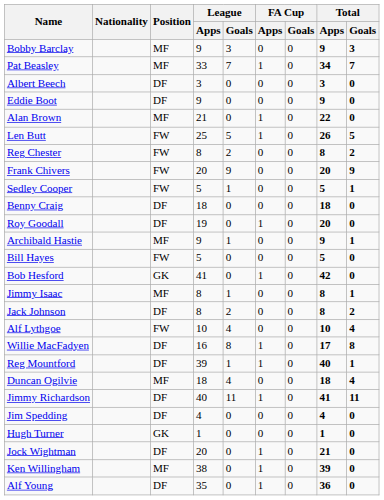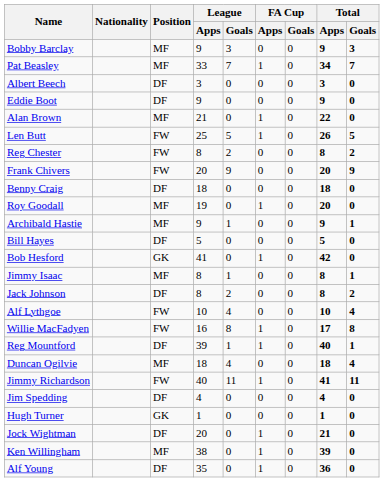- row: (40, 188)
(160, 223) DF -> (161, 205) MF
(161, 258) FW -> (160, 240) DF
(160, 345) DF -> (161, 328) FW
(160, 398) DF -> (161, 380) FW
